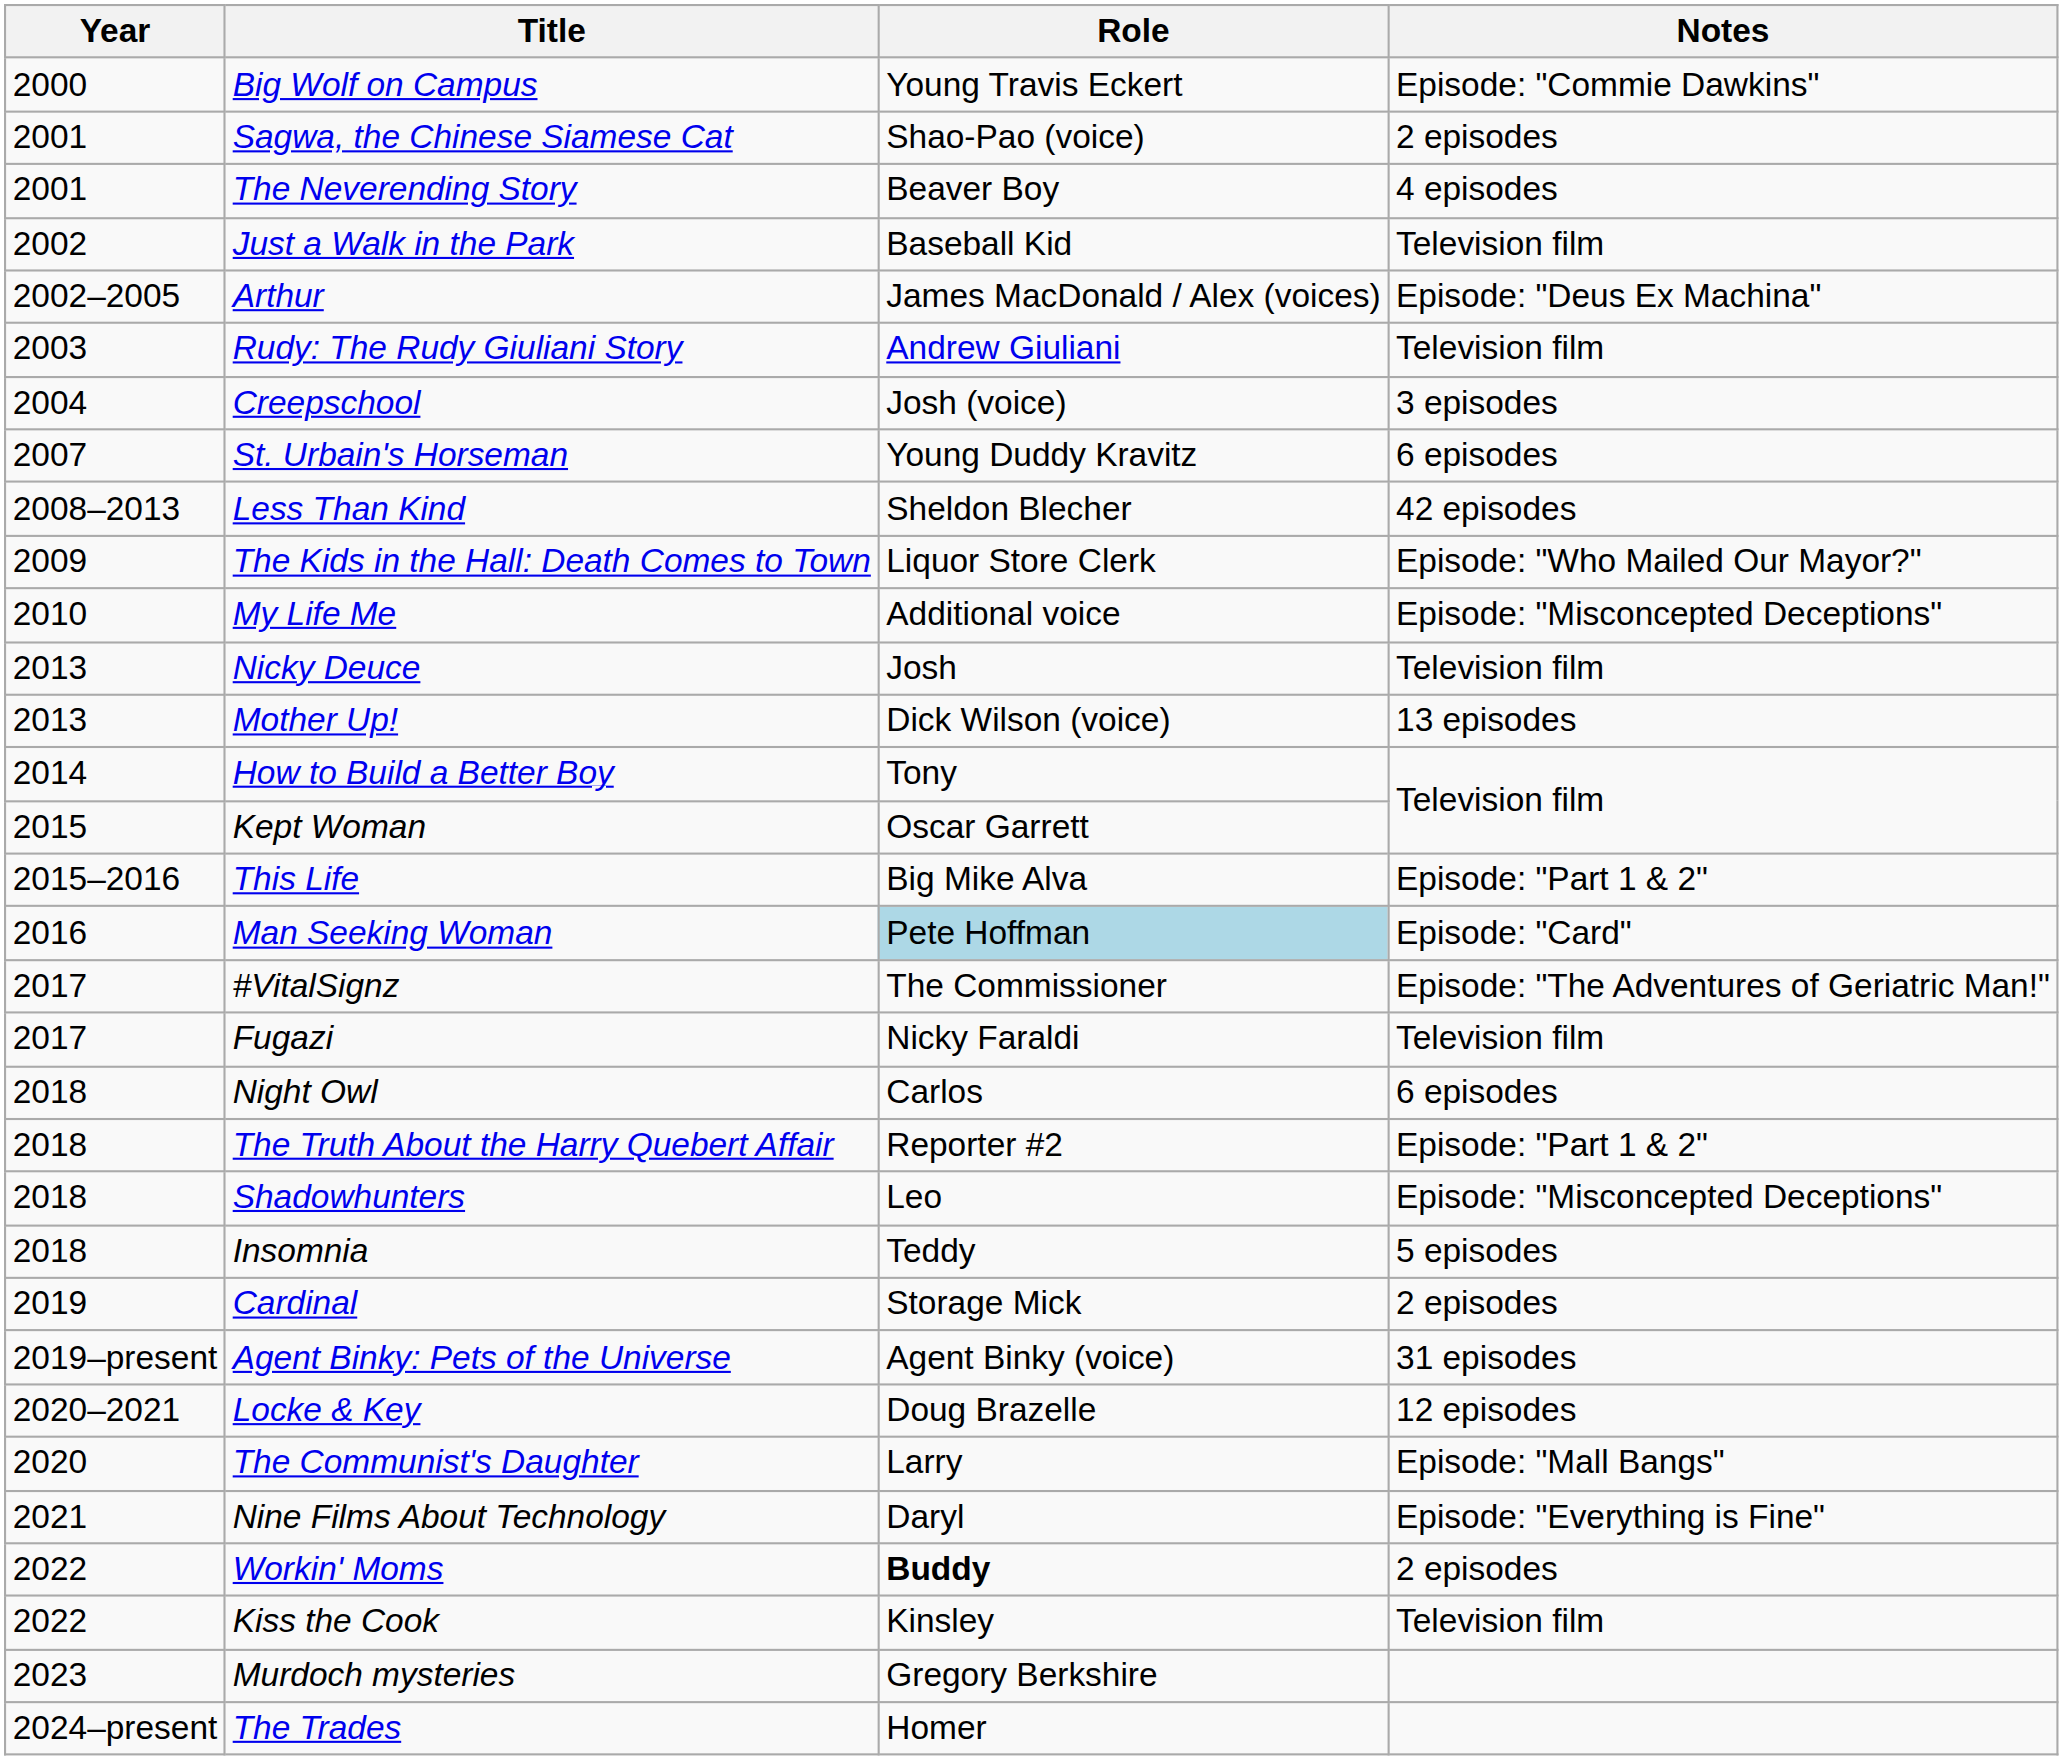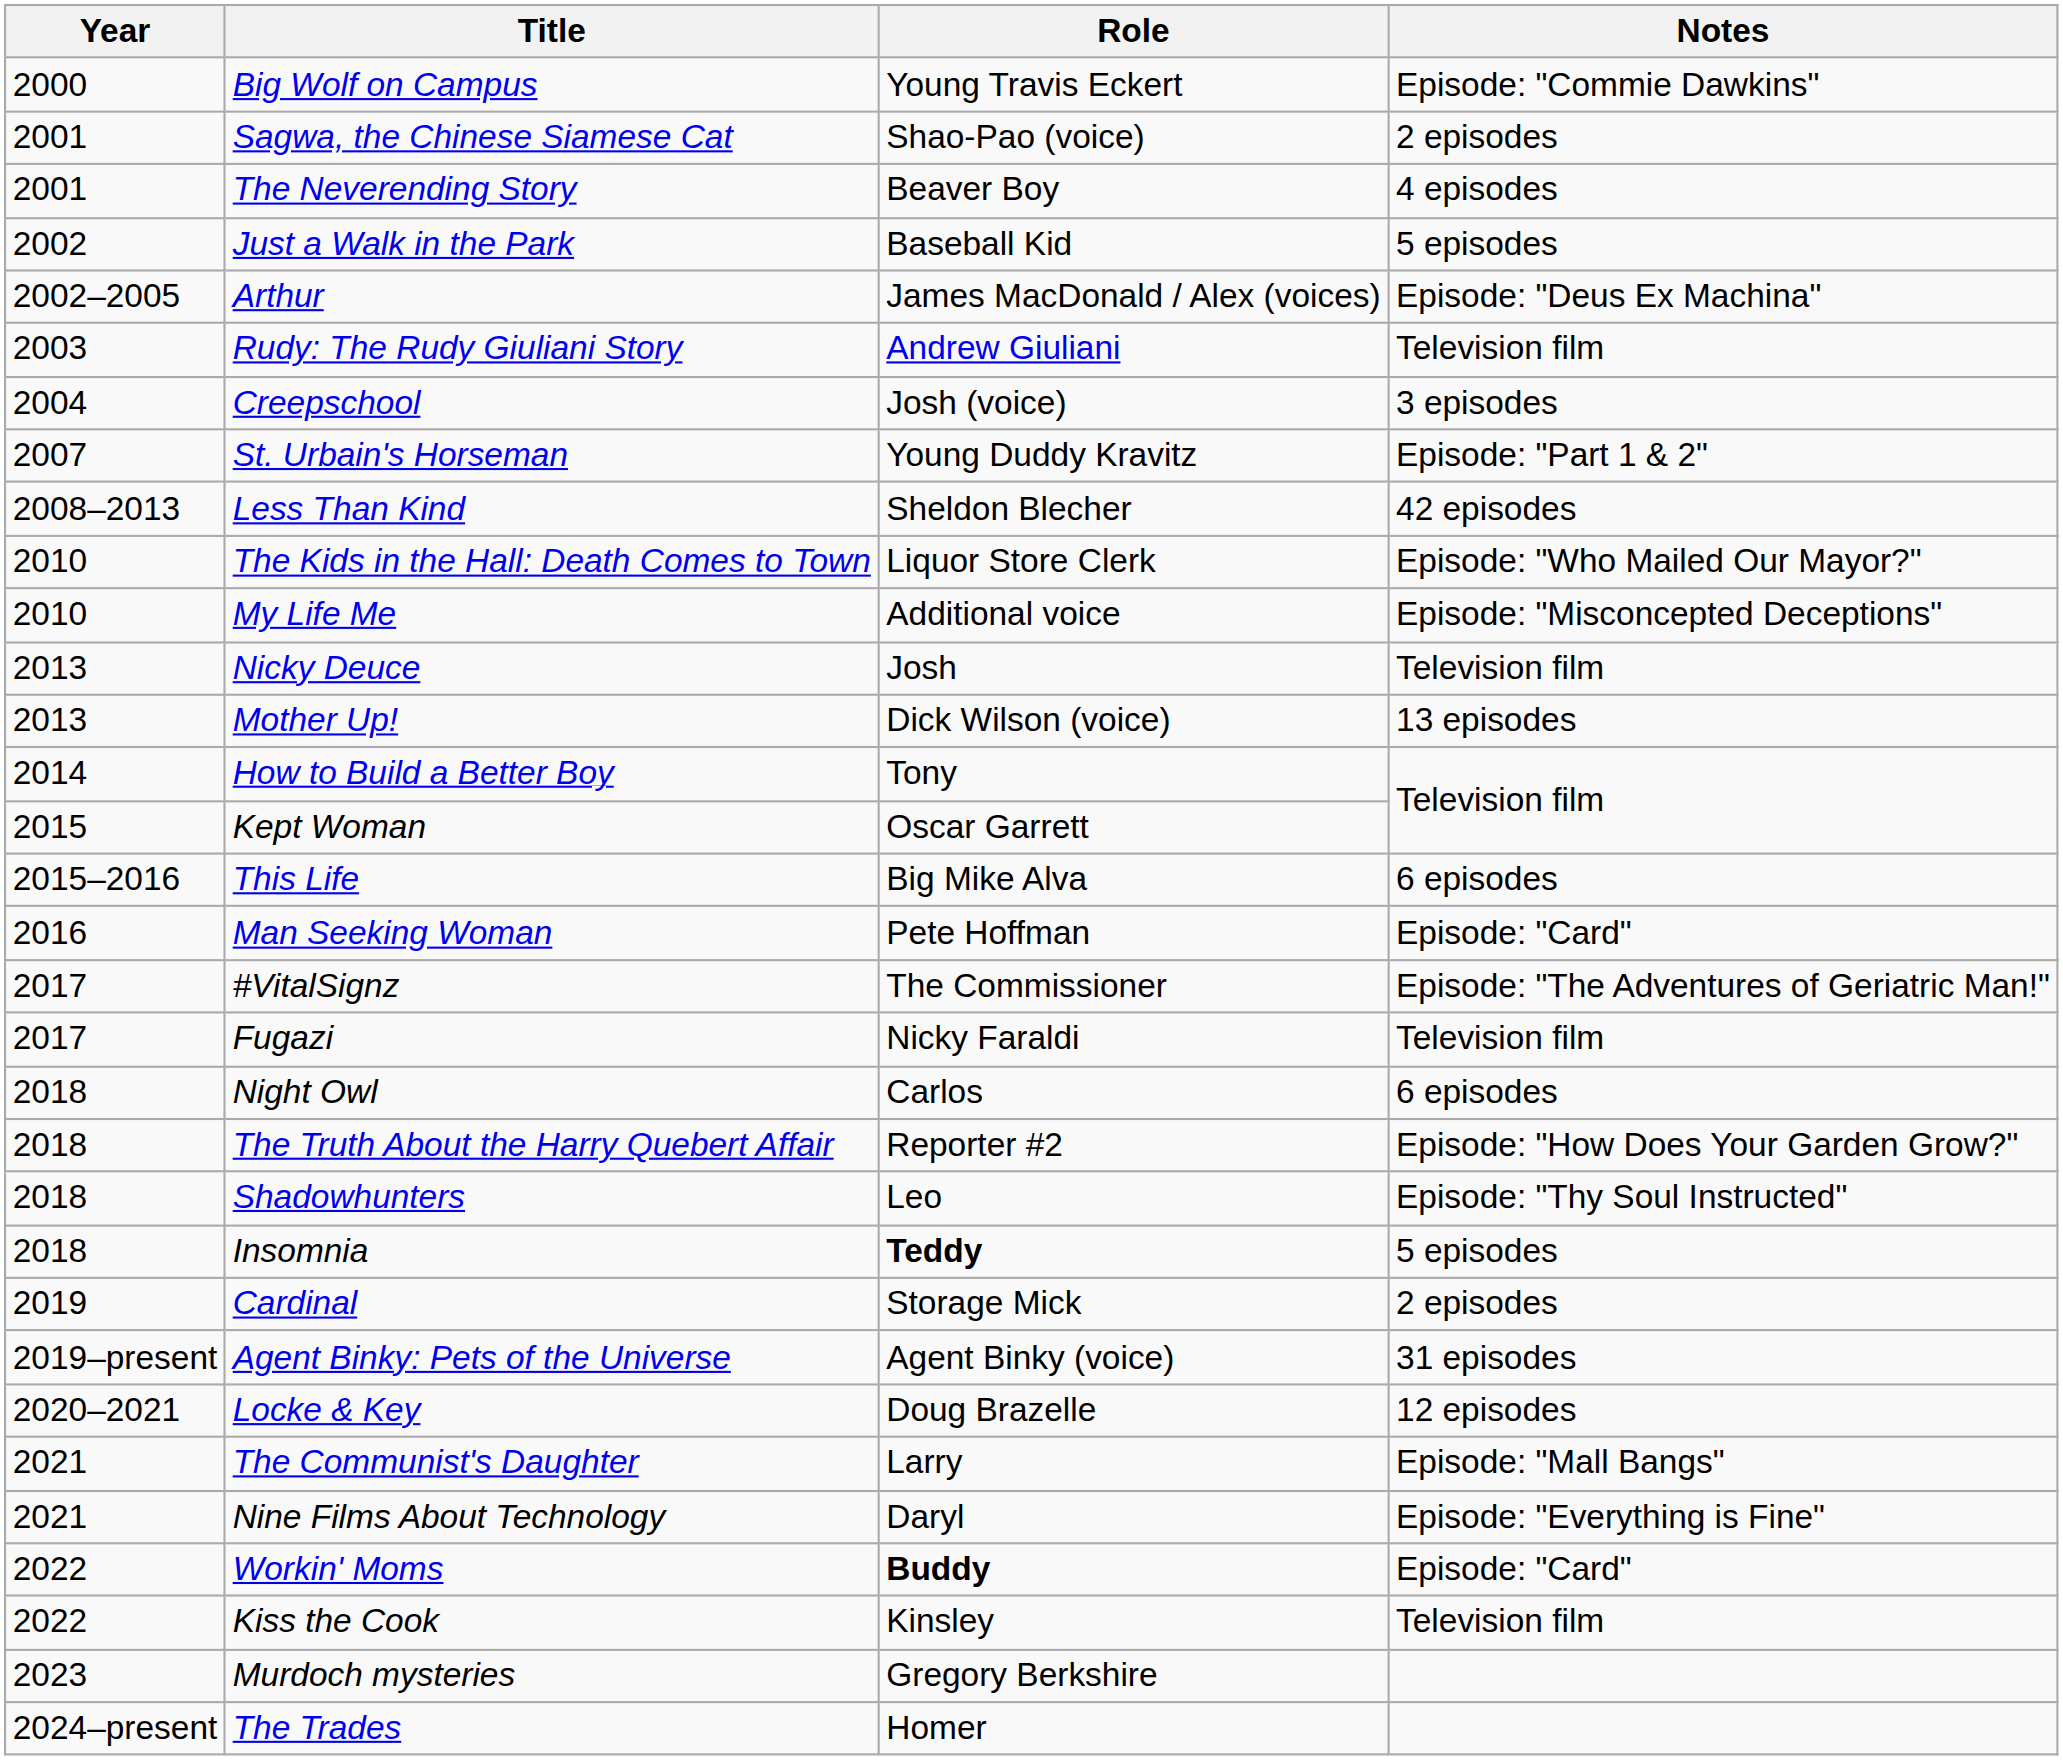(1500, 243) Television film -> (1477, 243) 5 episodes
(1477, 455) 6 episodes -> (1552, 455) Episode: "Part 1 & 2"
(50, 561) 2009 -> (50, 561) 2010
(1552, 879) Episode: "Part 1 & 2" -> (1477, 879) 6 episodes
(988, 932) lightblue background -> (988, 932) no background
(1552, 1144) Episode: "Part 1 & 2" -> (1707, 1144) Episode: "How Does Your Garden Grow?"
(1669, 1197) Episode: "Misconcepted Deceptions" -> (1622, 1197) Episode: "Thy Soul Instructed"
(931, 1250) normal -> (934, 1250) bold
(50, 1462) 2020 -> (50, 1462) 2021
(1477, 1568) 2 episodes -> (1514, 1568) Episode: "Card"
